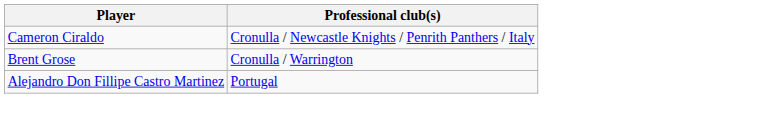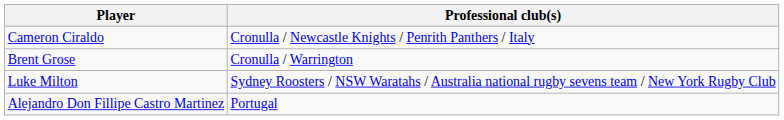+ row: (43, 81)
